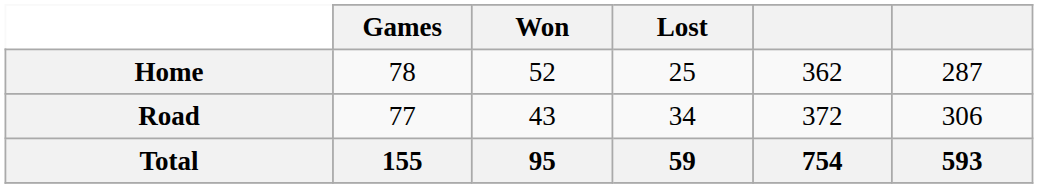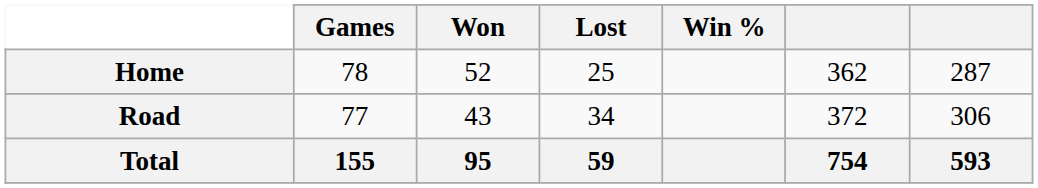+ column: (724, 26)
